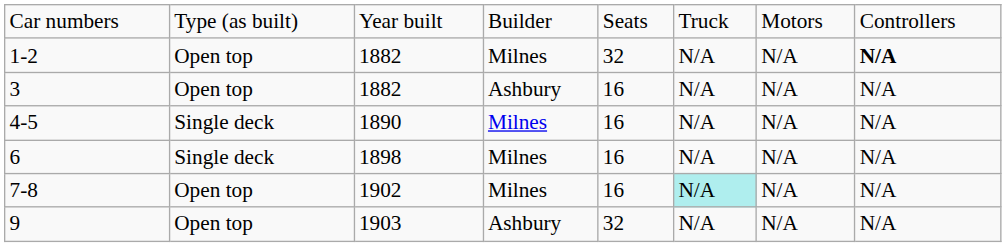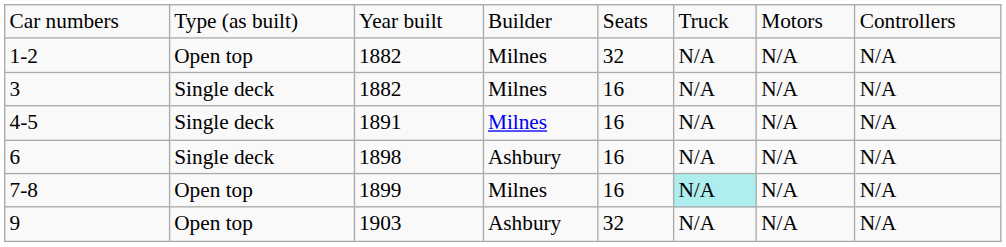(878, 55) bold -> (878, 55) normal
(214, 88) Open top -> (224, 88) Single deck
(525, 88) Ashbury -> (518, 88) Milnes
(380, 122) 1890 -> (380, 122) 1891
(518, 156) Milnes -> (525, 156) Ashbury
(380, 190) 1902 -> (380, 190) 1899
